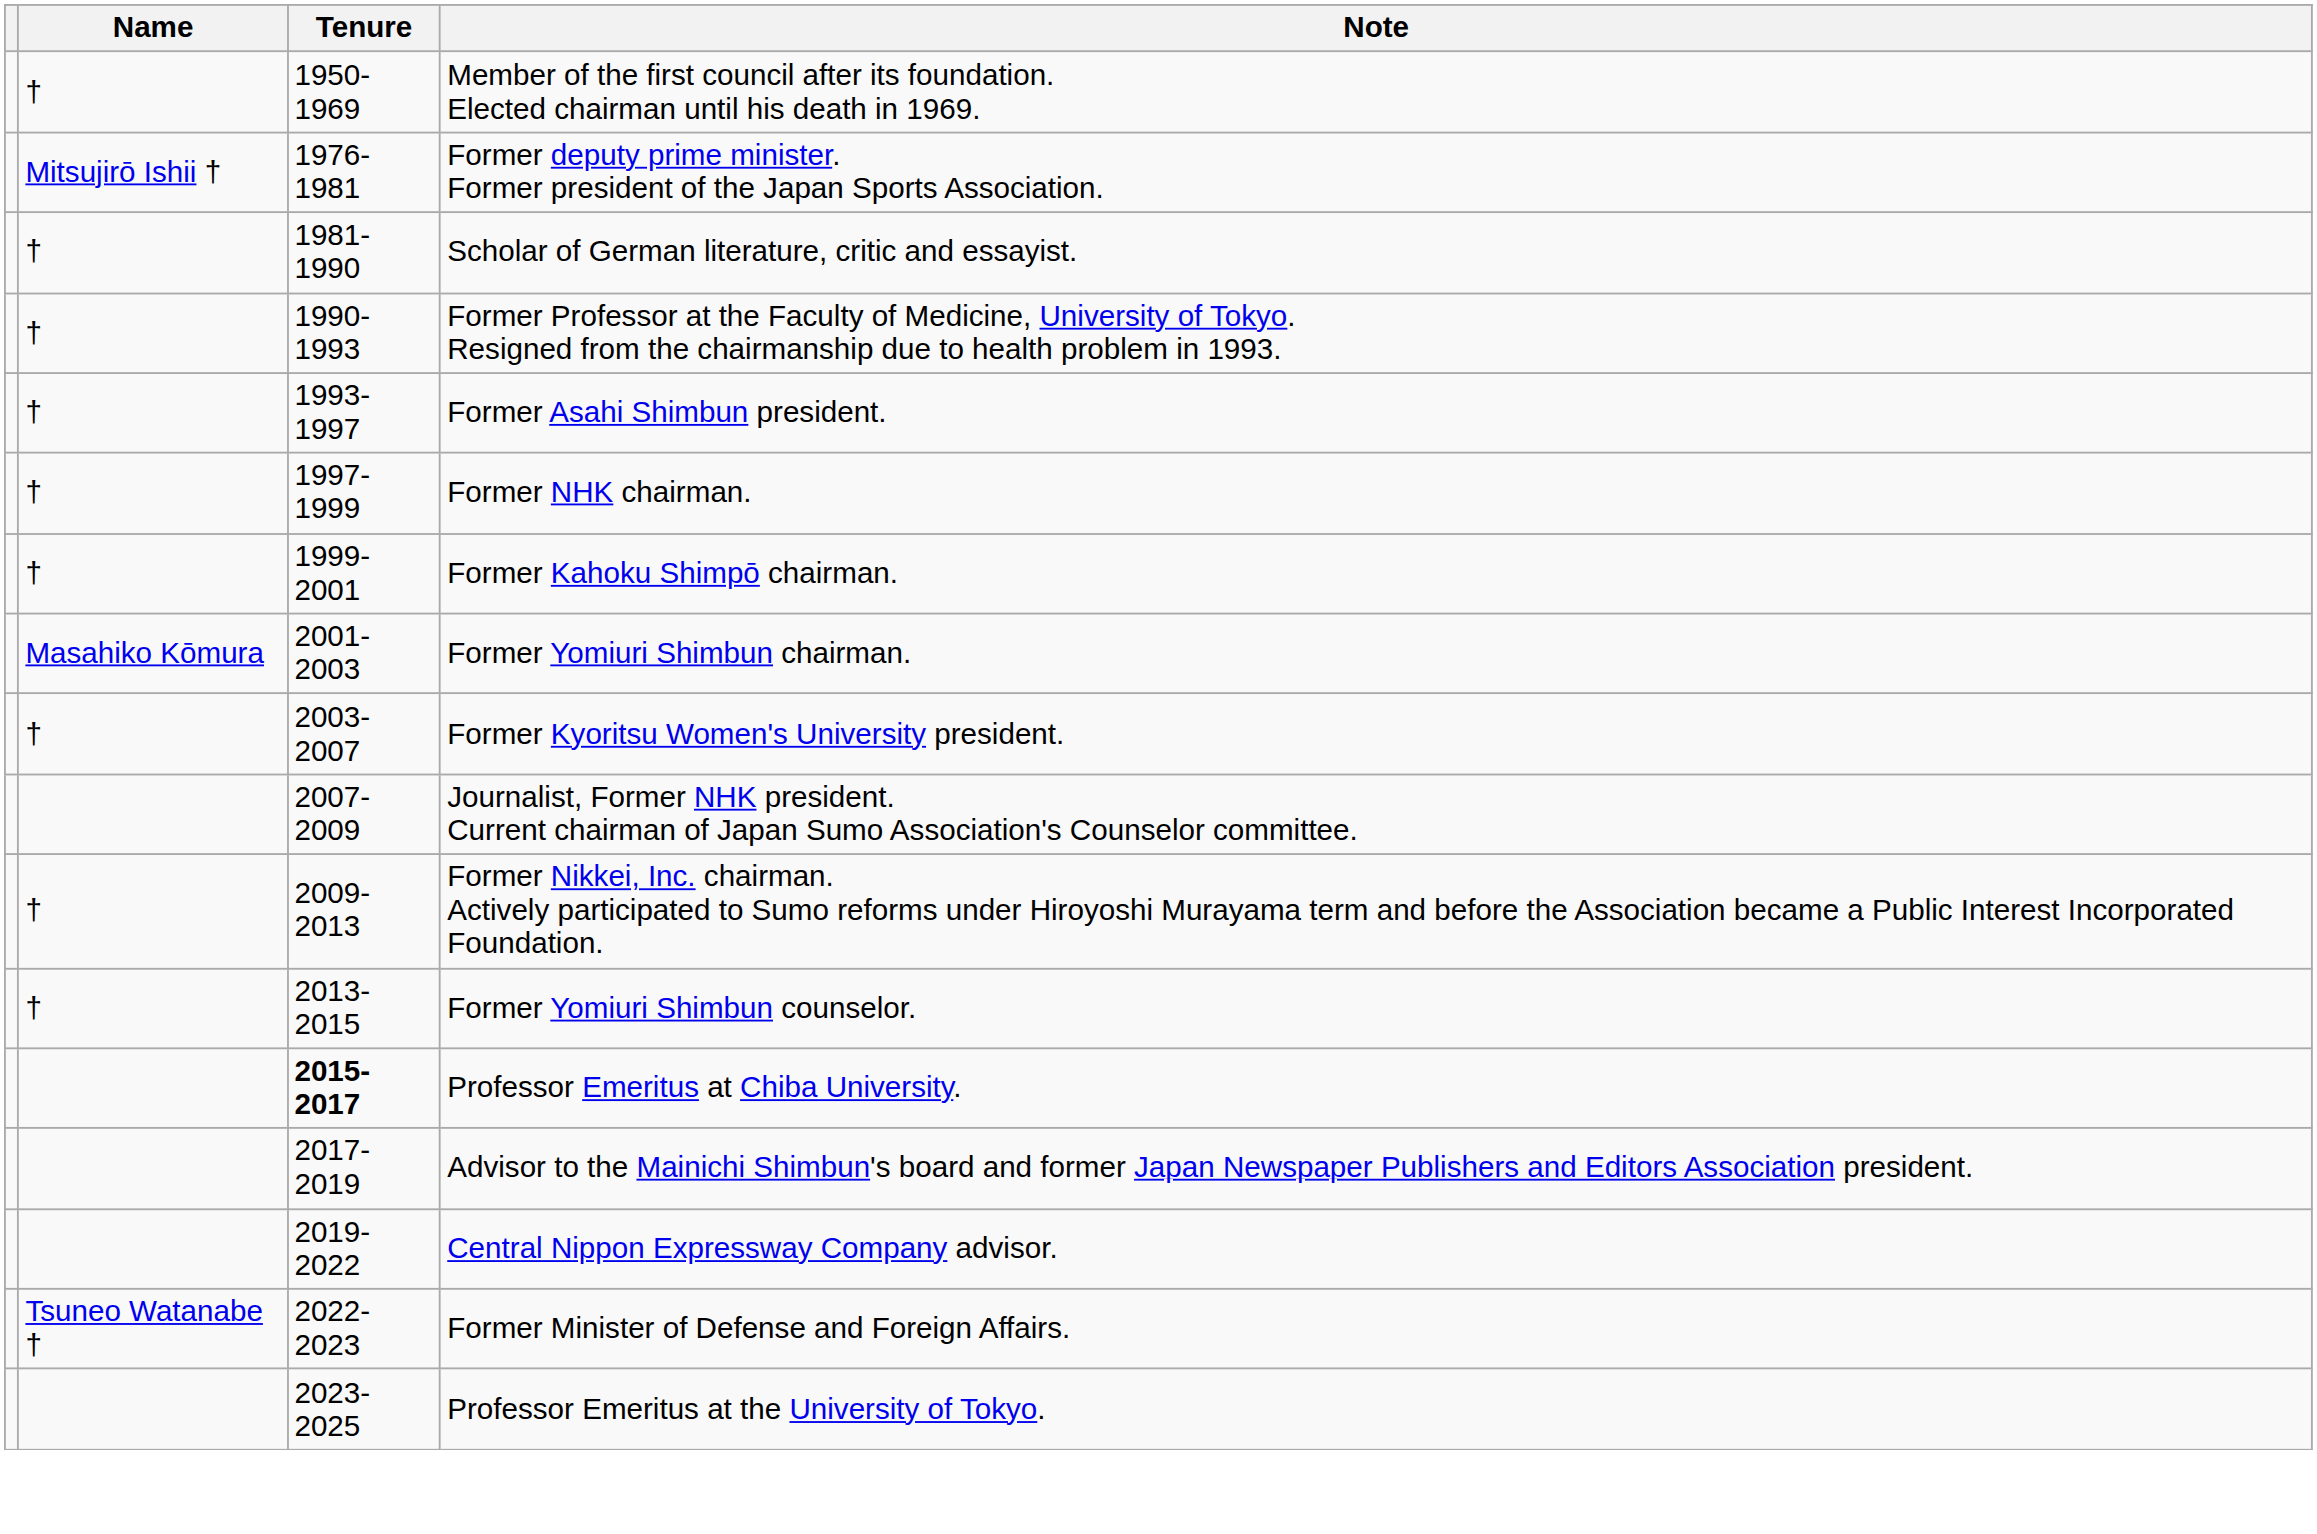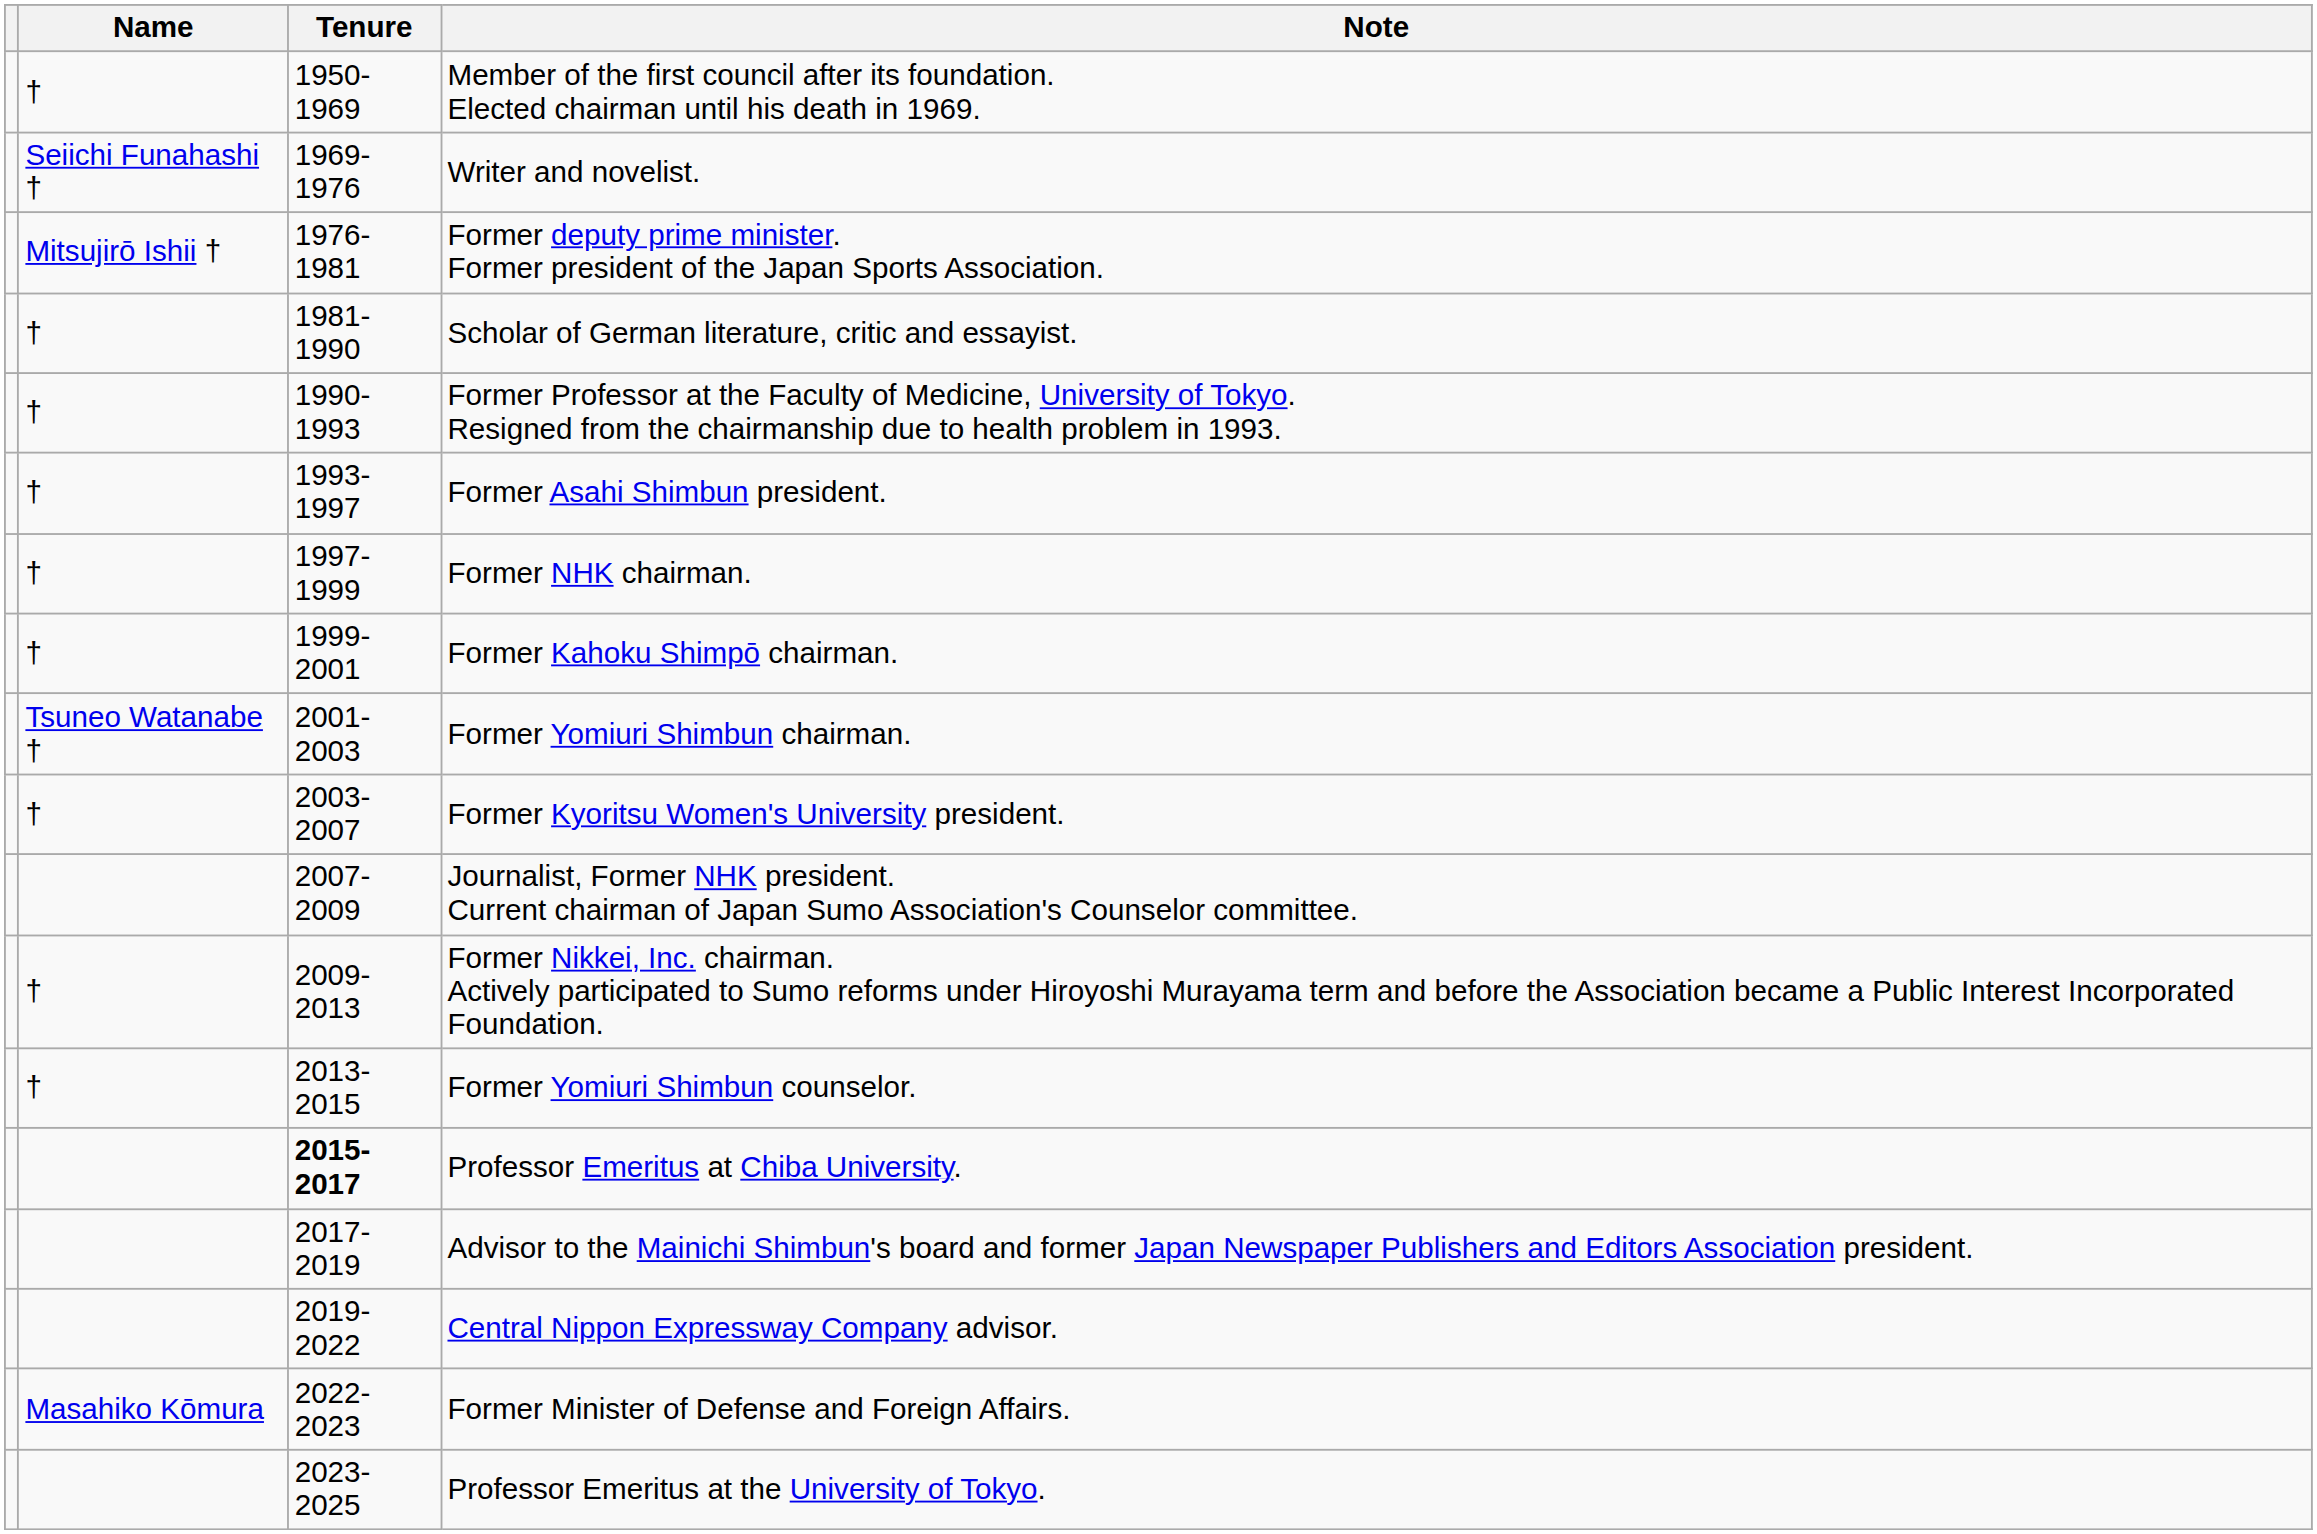+ row: (574, 171)
(145, 653) Masahiko Kōmura -> (144, 733) Tsuneo Watanabe †
(144, 1328) Tsuneo Watanabe † -> (145, 1408) Masahiko Kōmura
